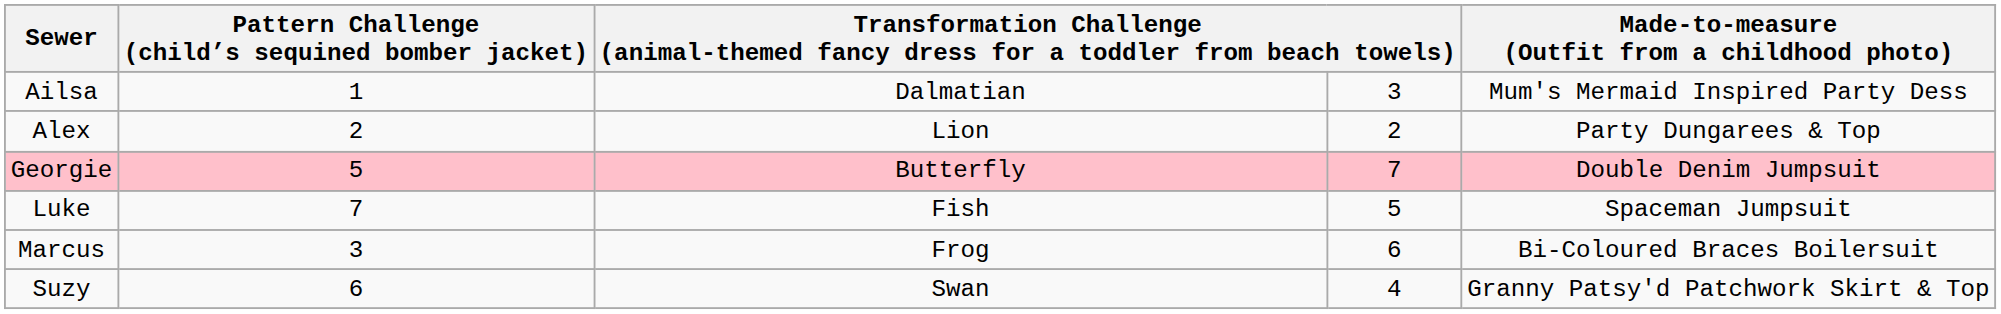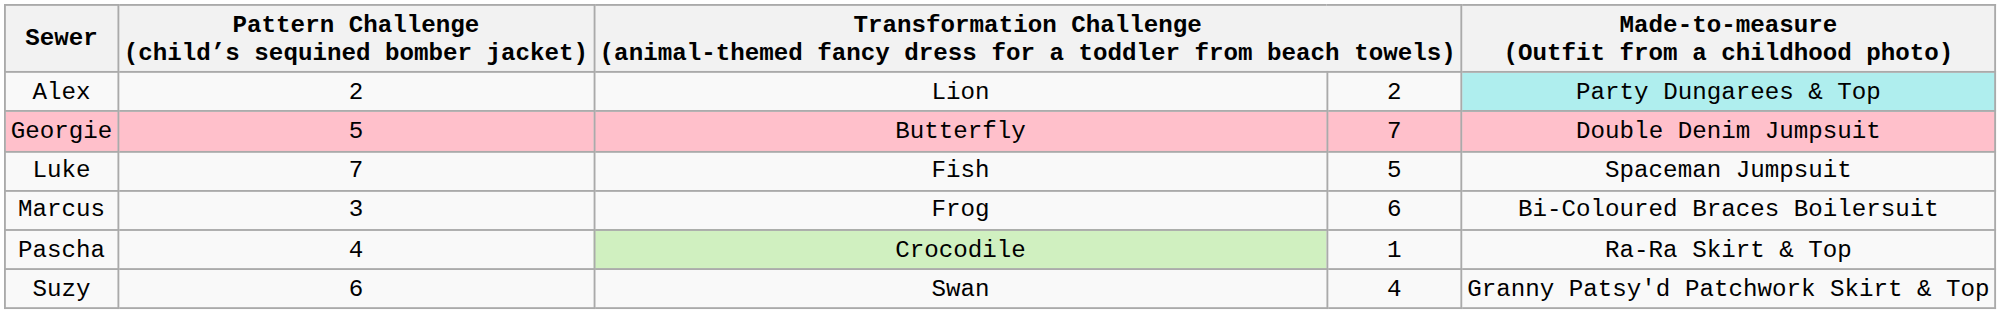- row: (61, 92)
(1728, 131) no background -> (1728, 92) paleturquoise background
+ row: (61, 250)
